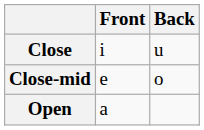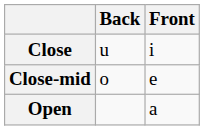columns swapped: (122, 19) <-> (174, 19)
